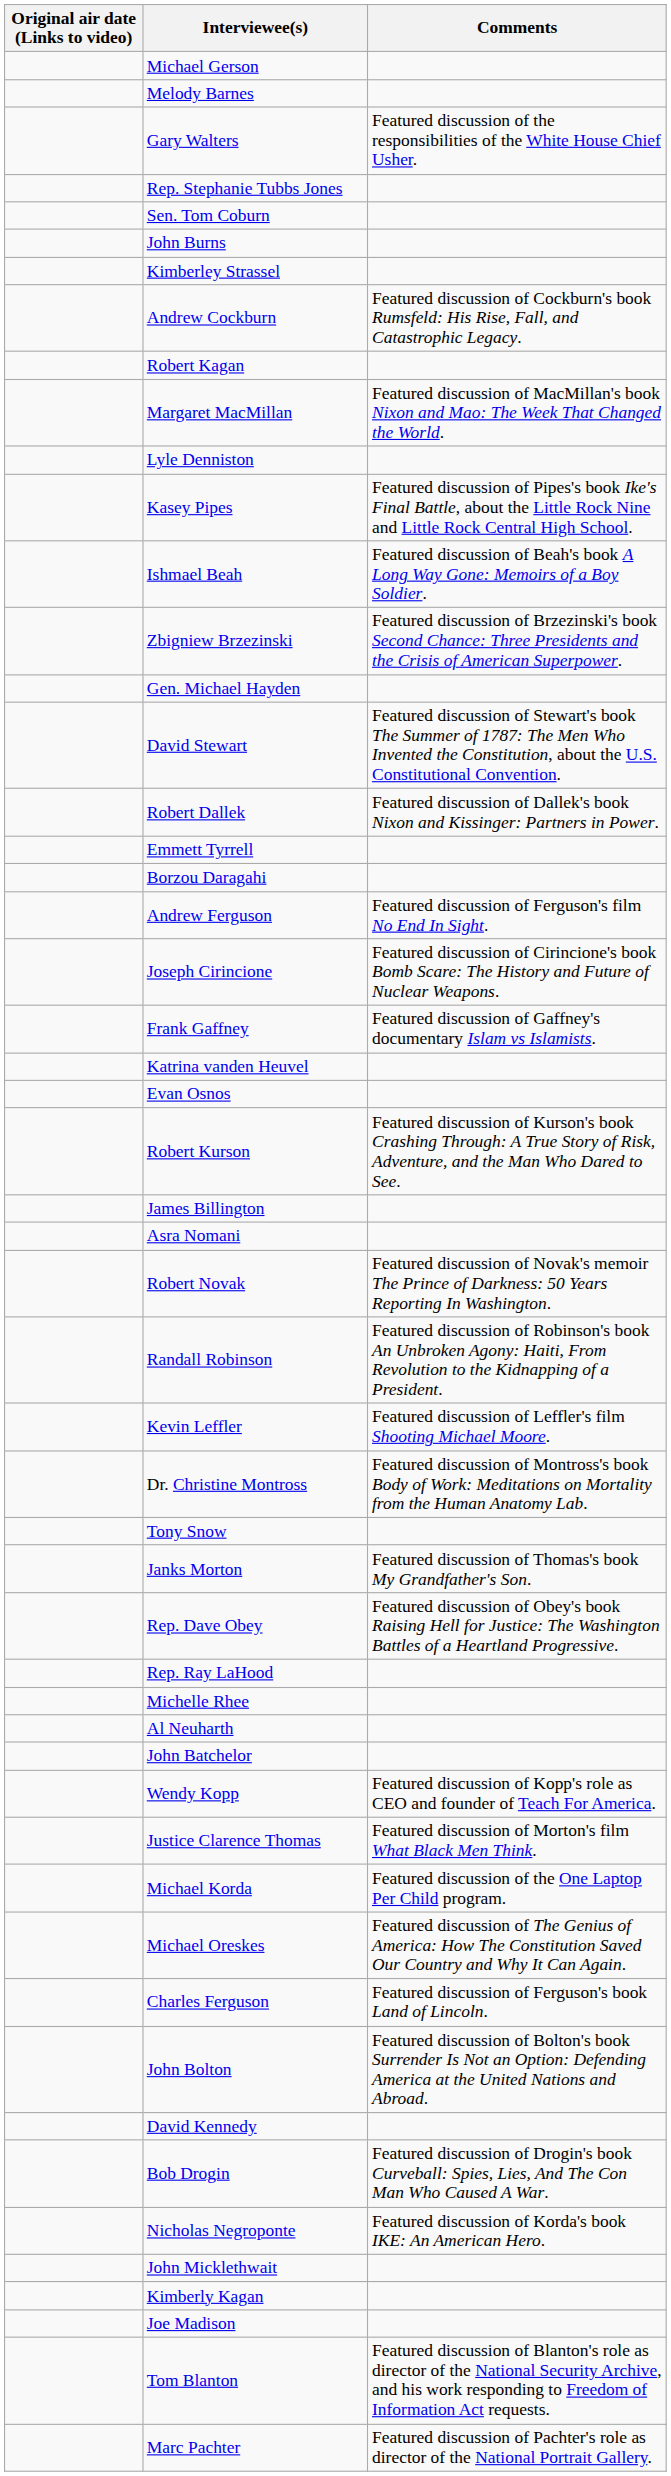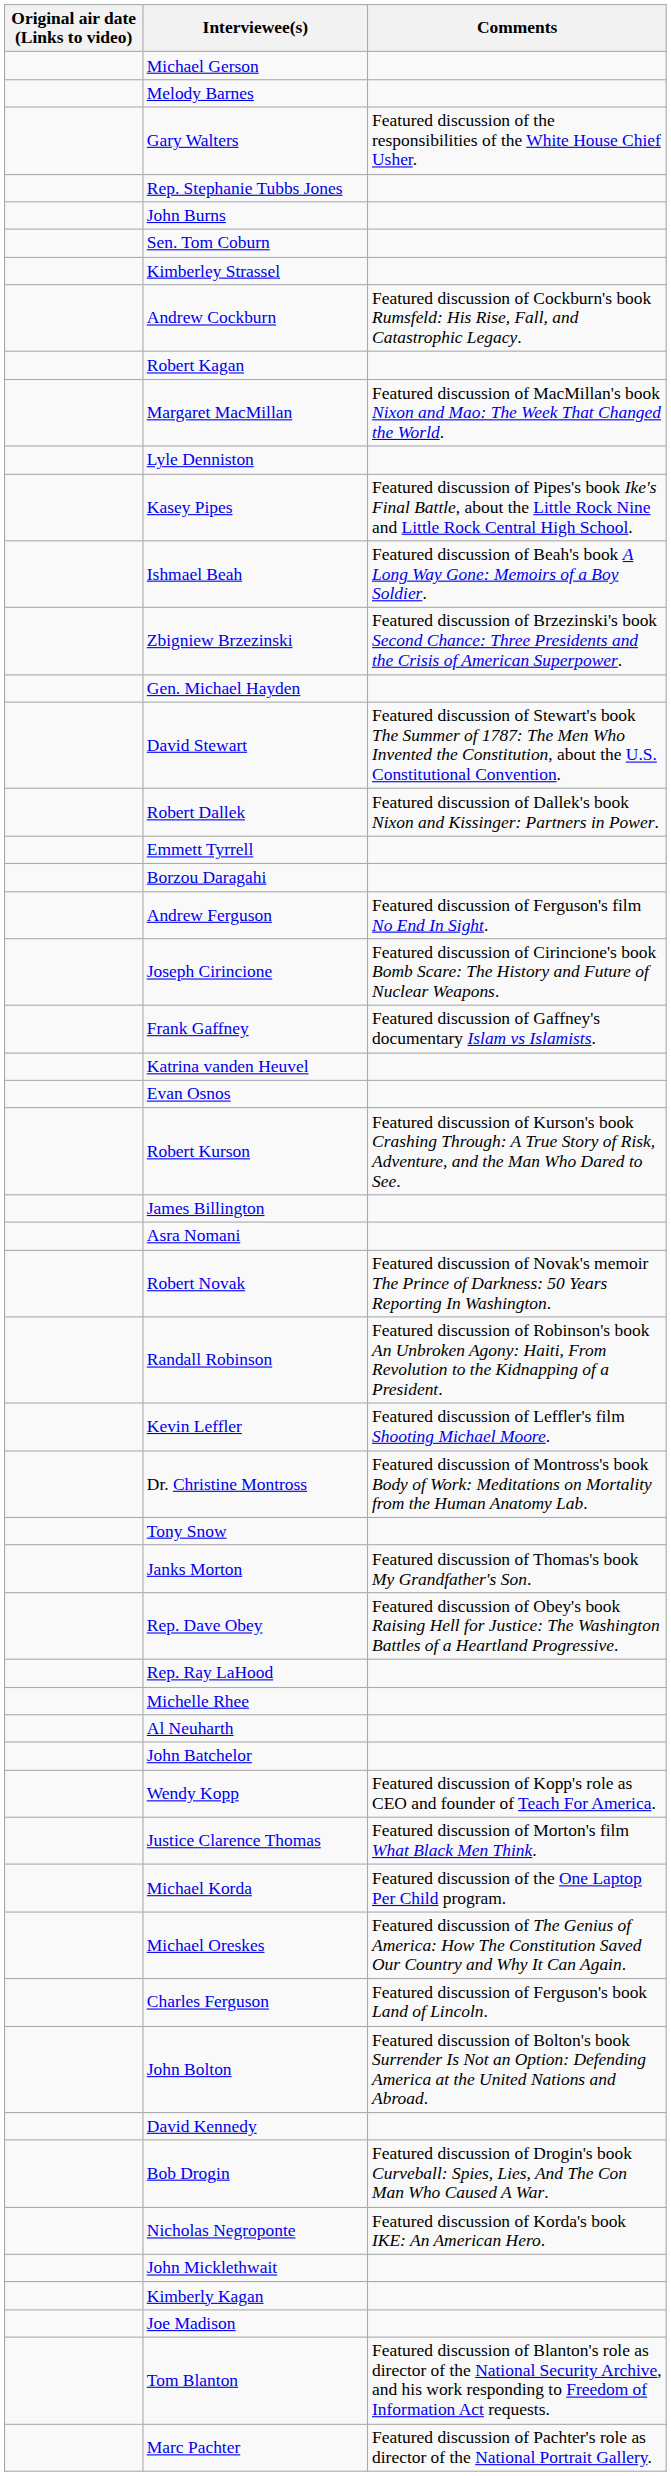rows swapped: (208, 215) <-> (186, 243)
